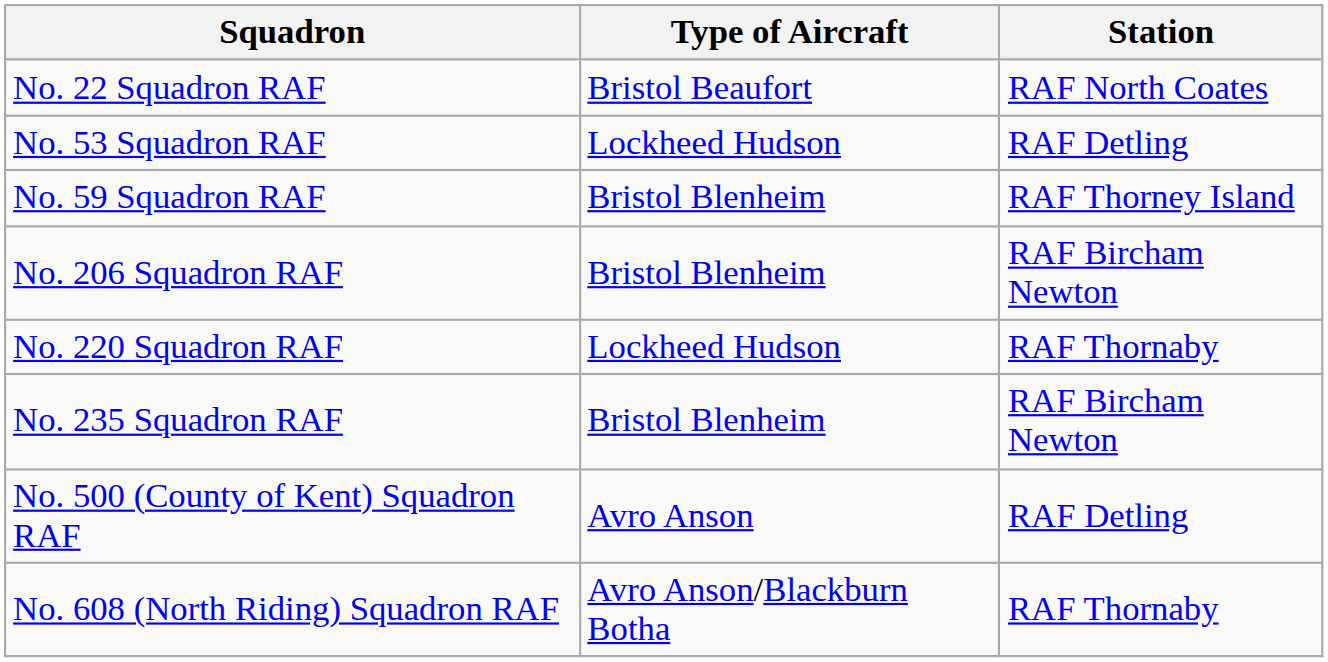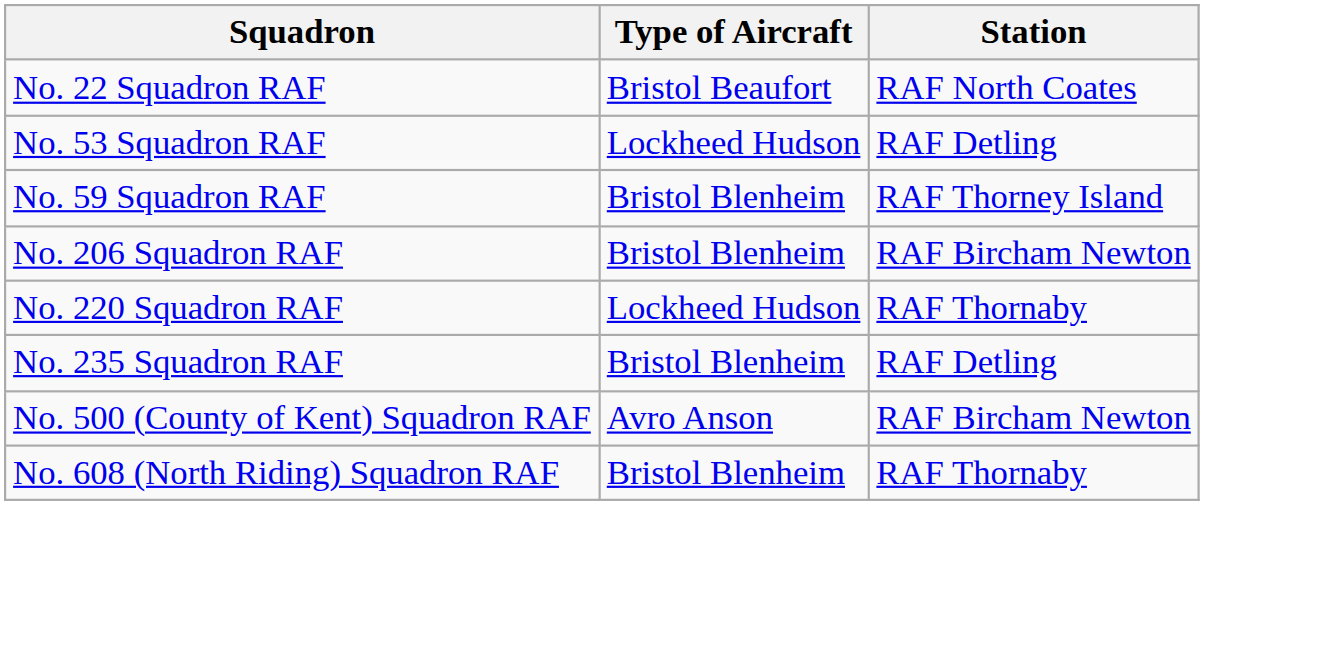(1106, 421) RAF Bircham Newton -> (967, 362) RAF Detling
(1098, 515) RAF Detling -> (1034, 417) RAF Bircham Newton
(748, 609) Avro Anson/Blackburn Botha -> (726, 472) Bristol Blenheim
